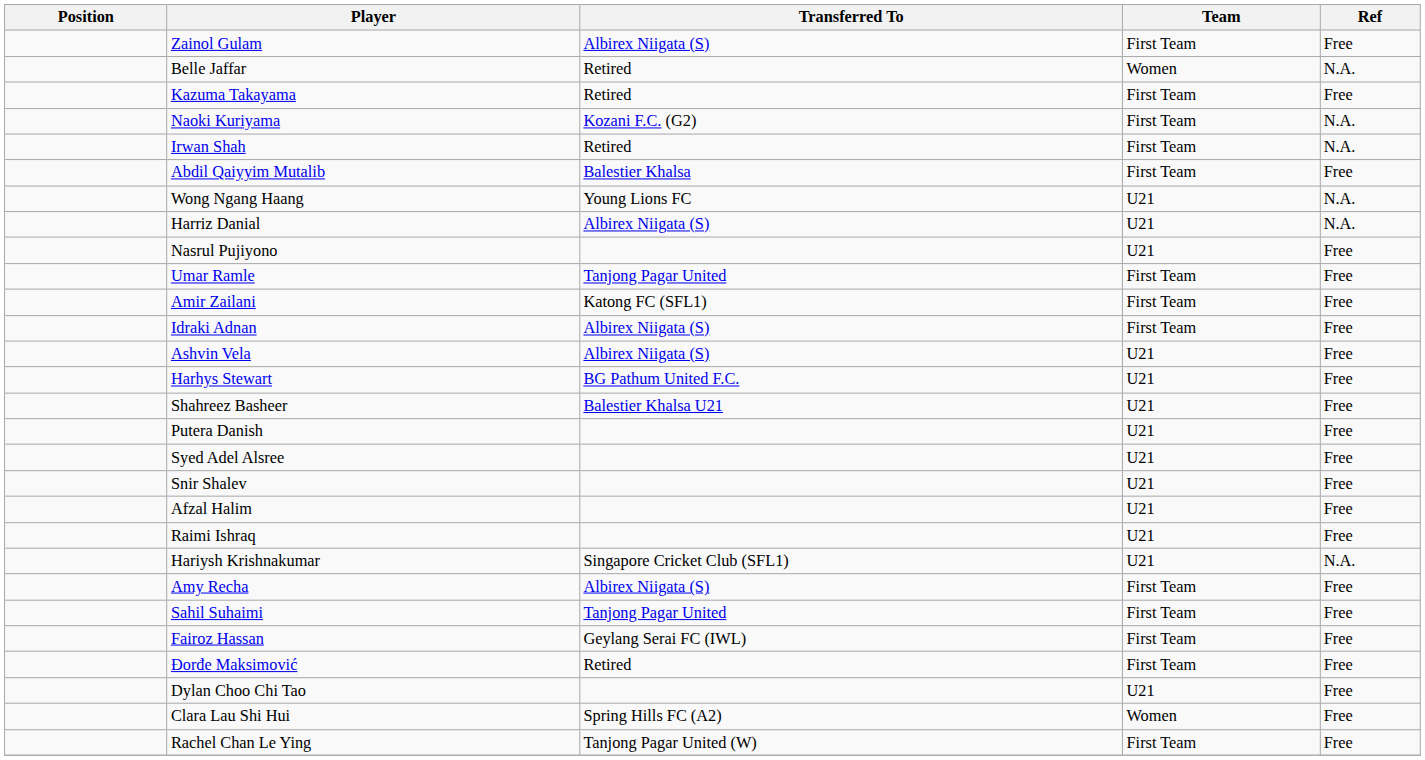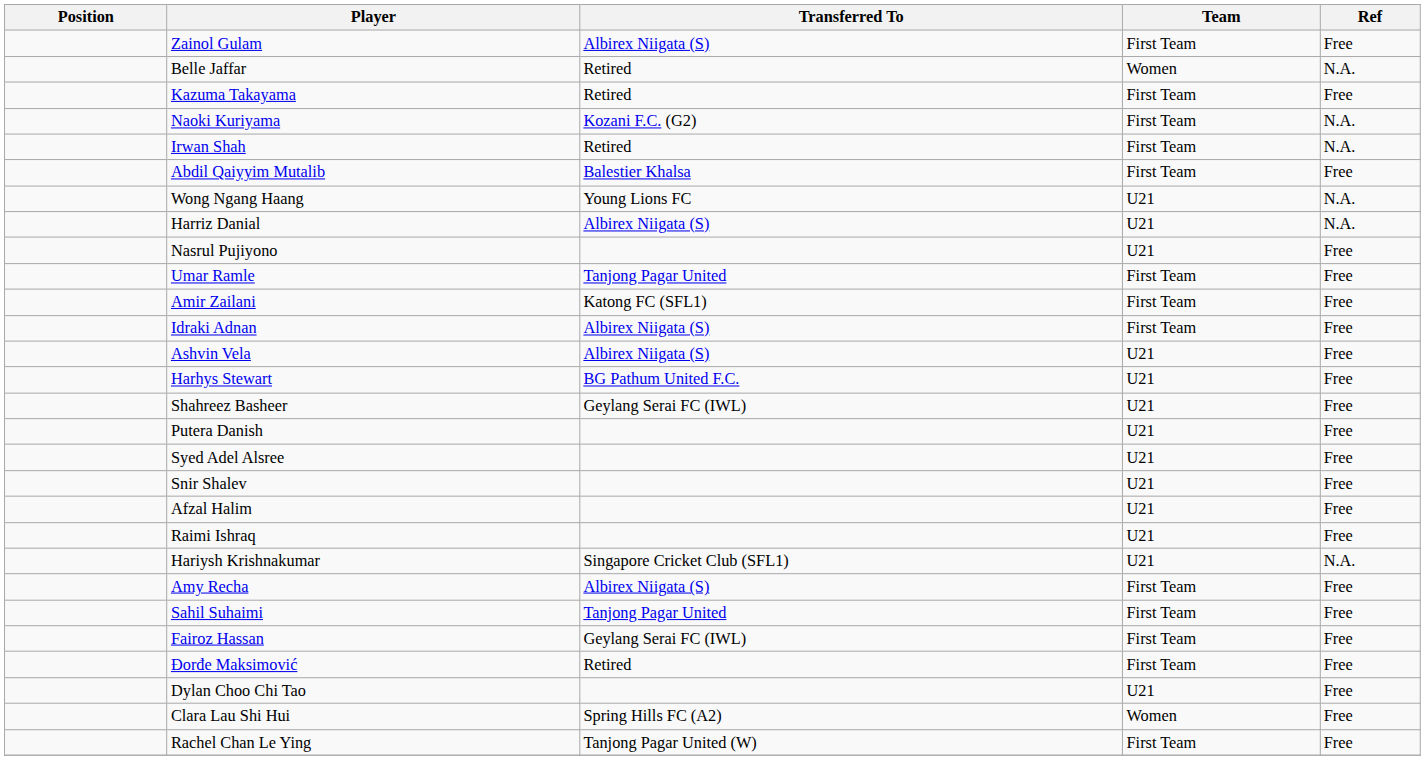(653, 405) Balestier Khalsa U21 -> (665, 405) Geylang Serai FC (IWL)
